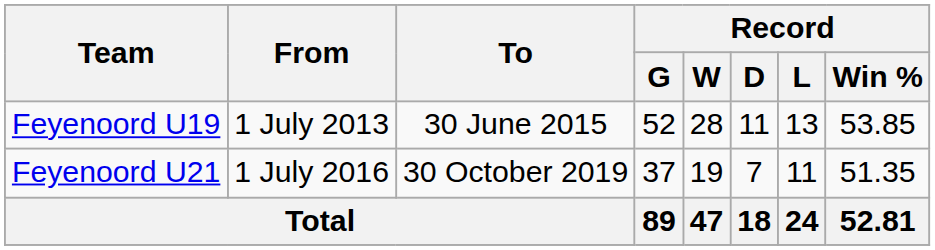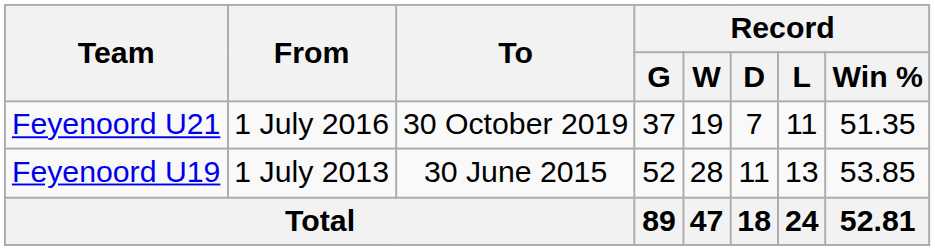rows swapped: (116, 124) <-> (116, 172)
